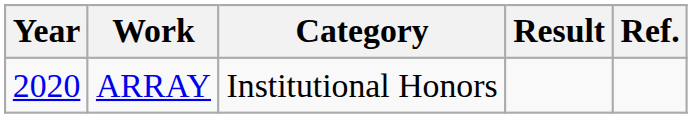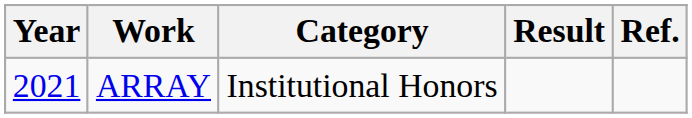(47, 84) 2020 -> (47, 84) 2021
